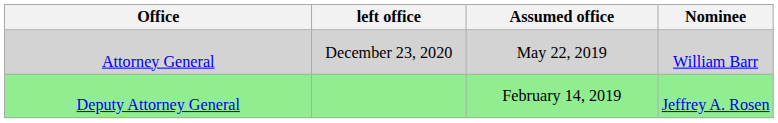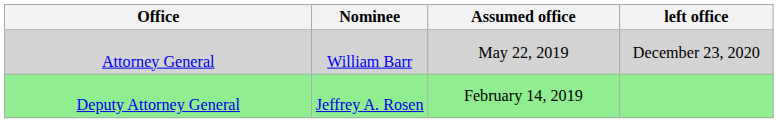columns swapped: (716, 17) <-> (389, 17)
